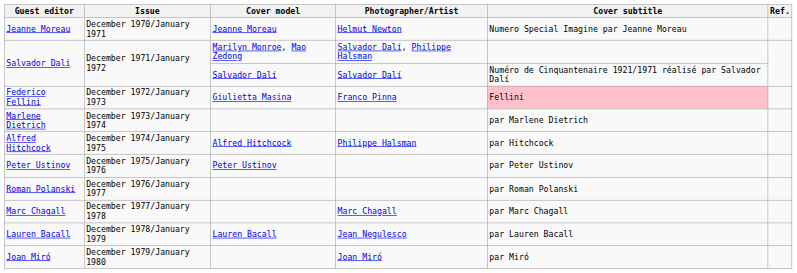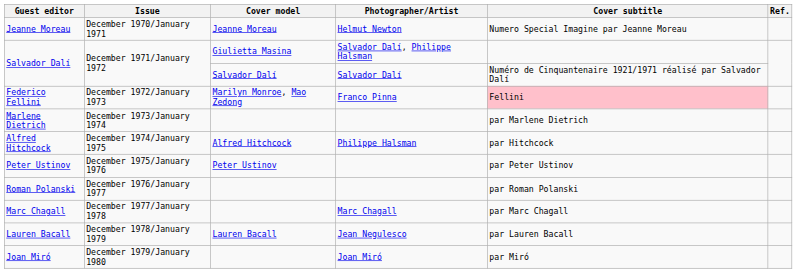(259, 52) Marilyn Monroe, Mao Zedong -> (252, 52) Giulietta Masina
(252, 97) Giulietta Masina -> (259, 97) Marilyn Monroe, Mao Zedong
